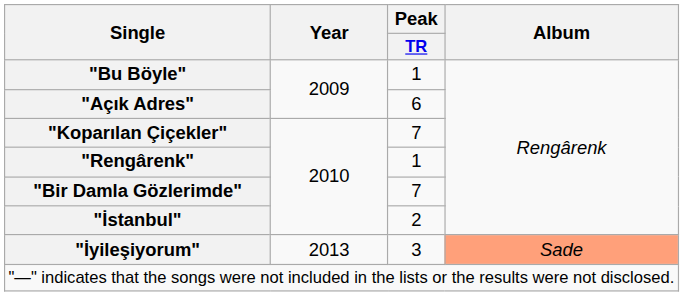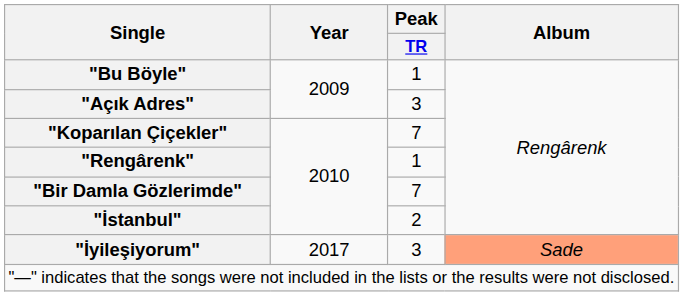(416, 103) 6 -> (416, 103) 3
(329, 249) 2013 -> (329, 249) 2017
